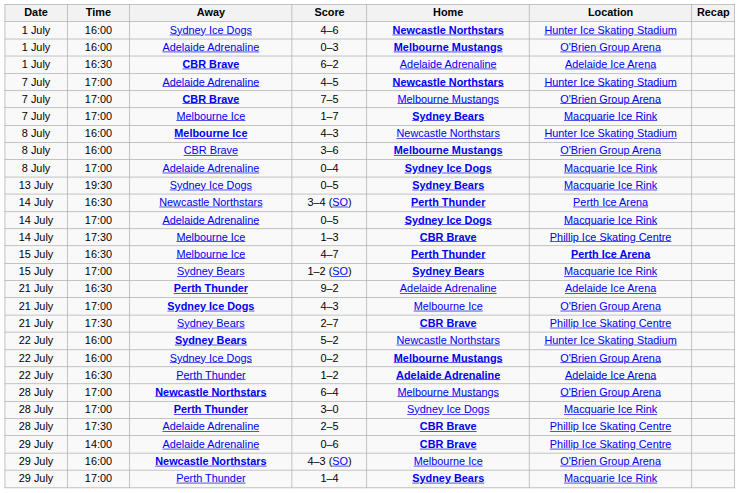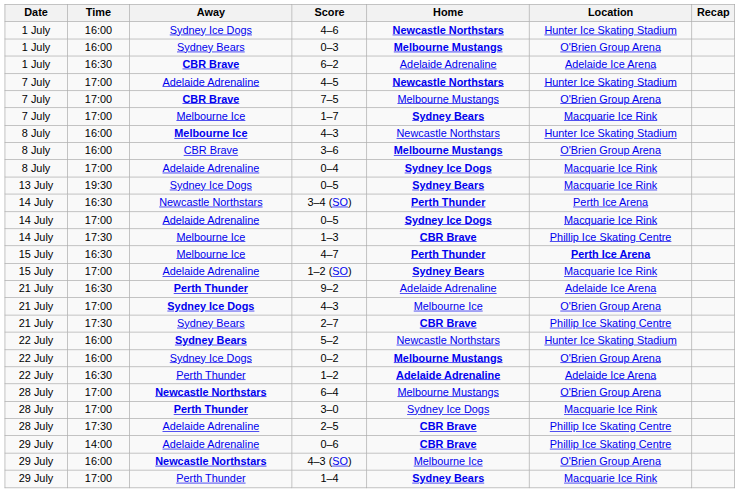(211, 47) Adelaide Adrenaline -> (211, 47) Sydney Bears
(211, 271) Sydney Bears -> (211, 271) Adelaide Adrenaline
